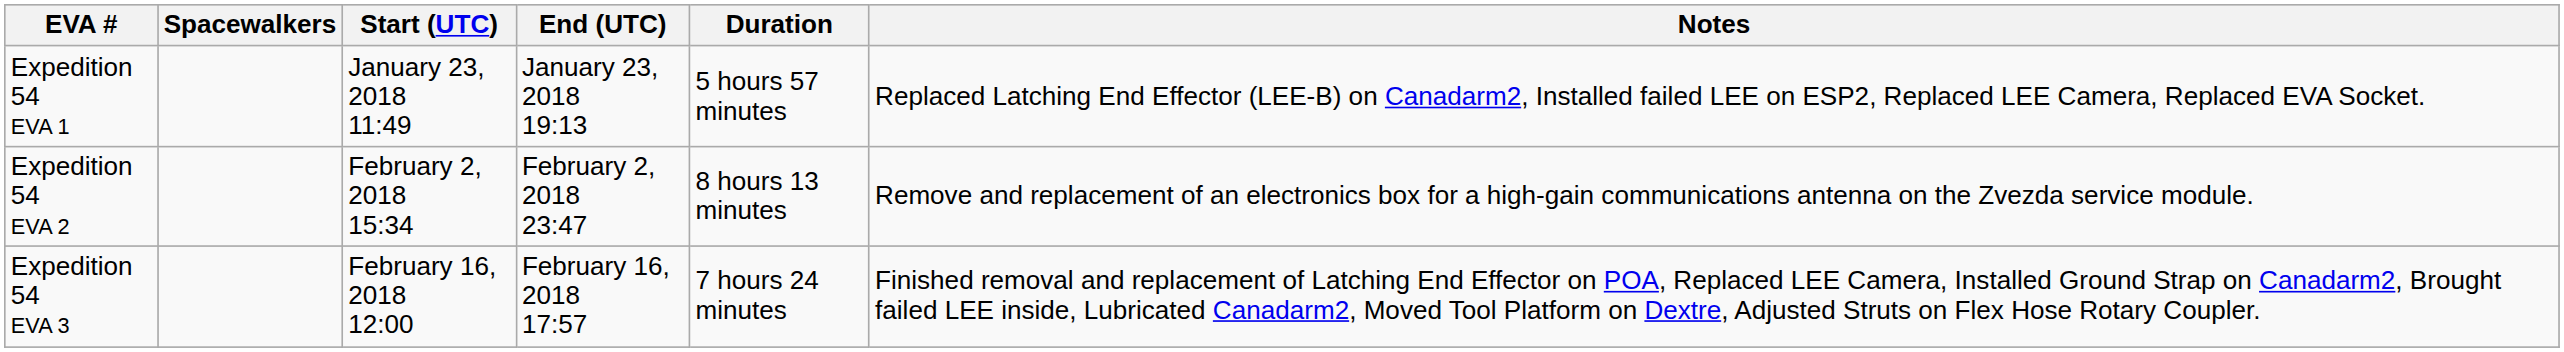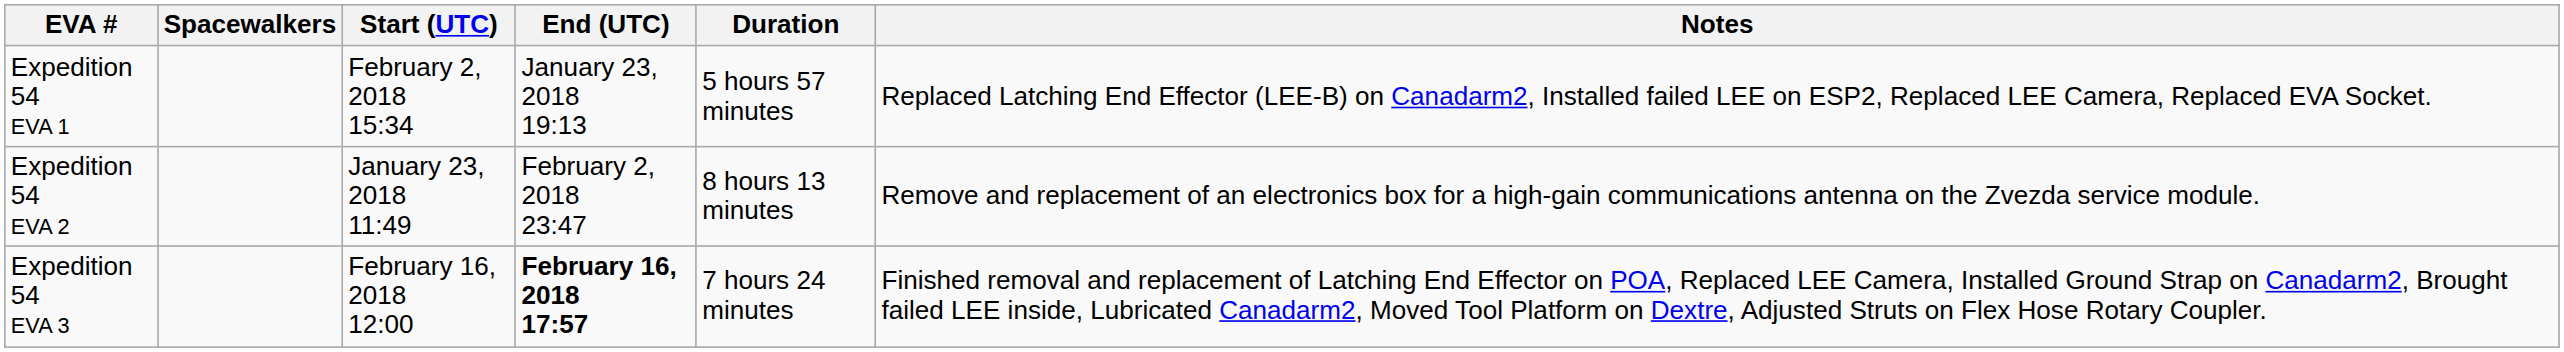(416, 95) January 23, 2018 11:49 -> (415, 95) February 2, 2018 15:34
(415, 195) February 2, 2018 15:34 -> (416, 195) January 23, 2018 11:49
(596, 295) normal -> (599, 295) bold
